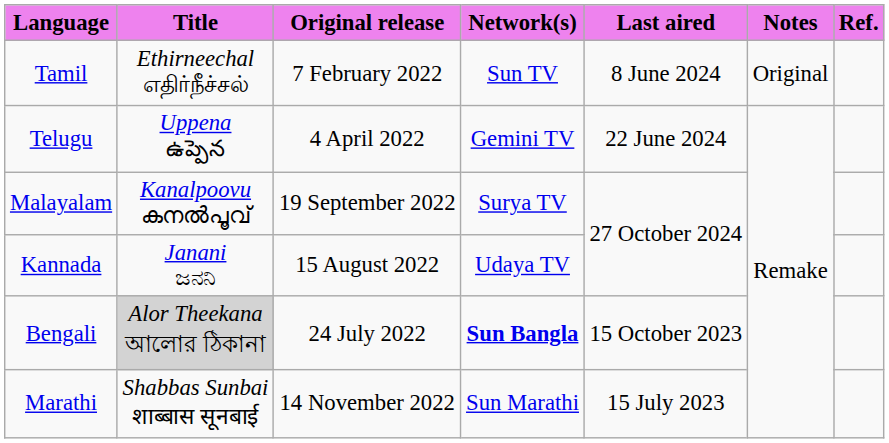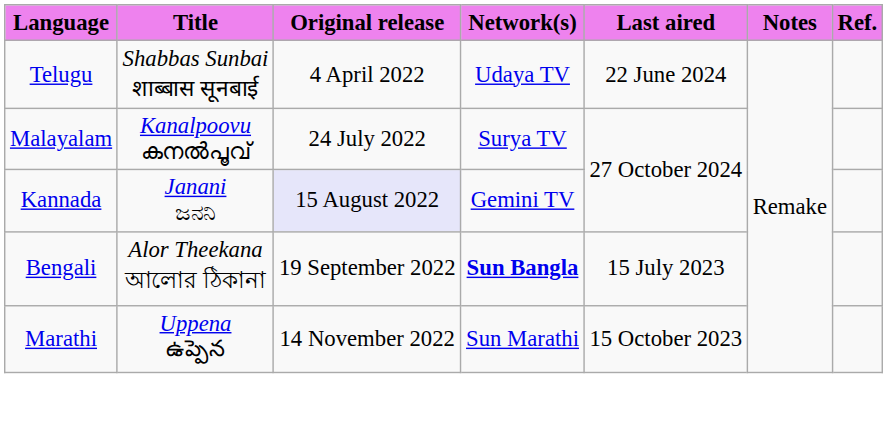- row: (61, 72)
(196, 135) Uppena ఉప్పెన -> (196, 73) Shabbas Sunbai शाब्बास सूनबाई
(522, 138) Gemini TV -> (523, 74) Udaya TV
(367, 203) 19 September 2022 -> (367, 138) 24 July 2022
(367, 264) no background -> (367, 200) lavender background
(523, 264) Udaya TV -> (522, 200) Gemini TV
(196, 329) lightgrey background -> (196, 264) no background
(367, 332) 24 July 2022 -> (367, 268) 19 September 2022
(666, 332) 15 October 2023 -> (666, 268) 15 July 2023
(196, 402) Shabbas Sunbai शाब्बास सूनबाई -> (196, 336) Uppena ఉప్పెన
(666, 403) 15 July 2023 -> (666, 338) 15 October 2023
